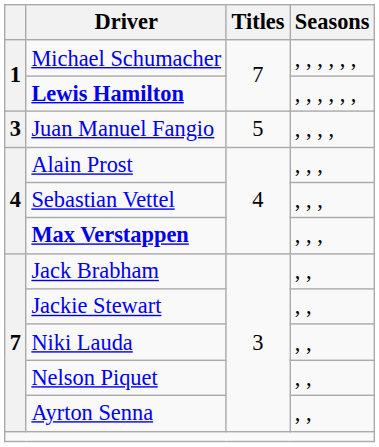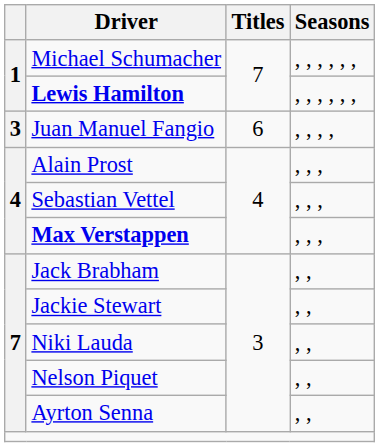(258, 128) 5 -> (258, 128) 6
